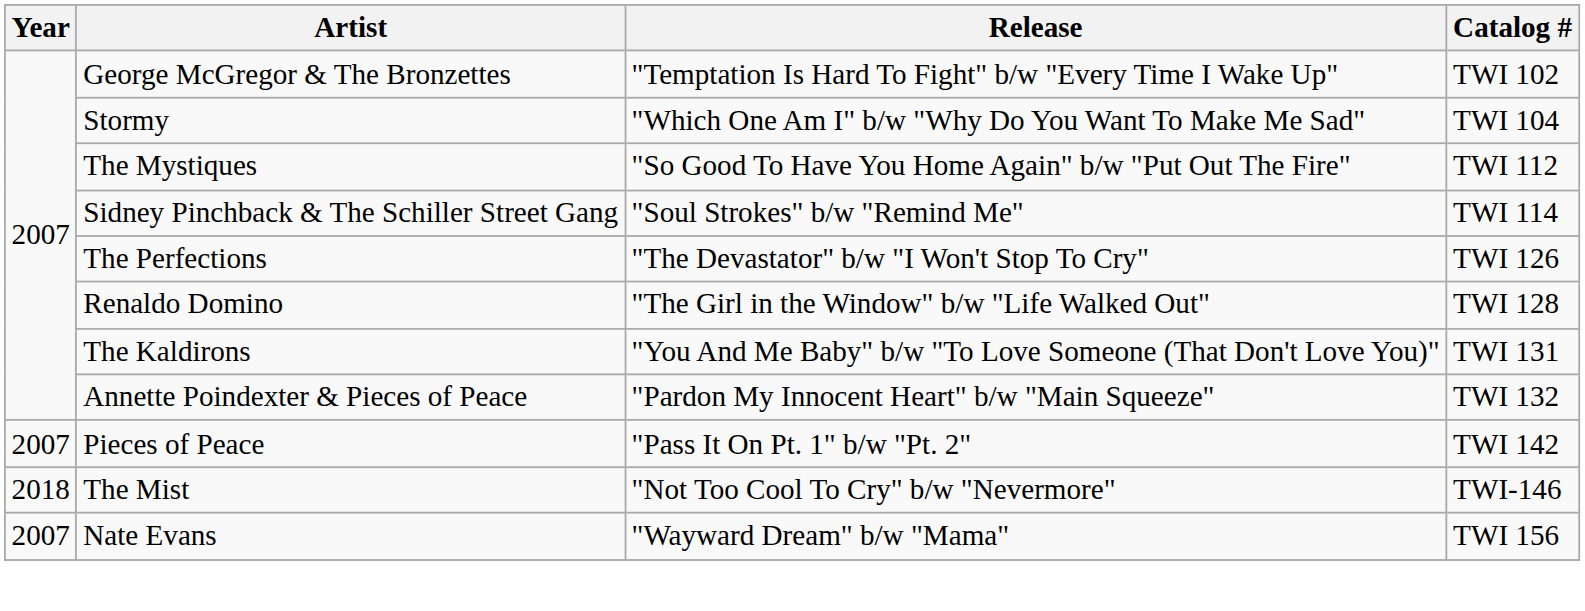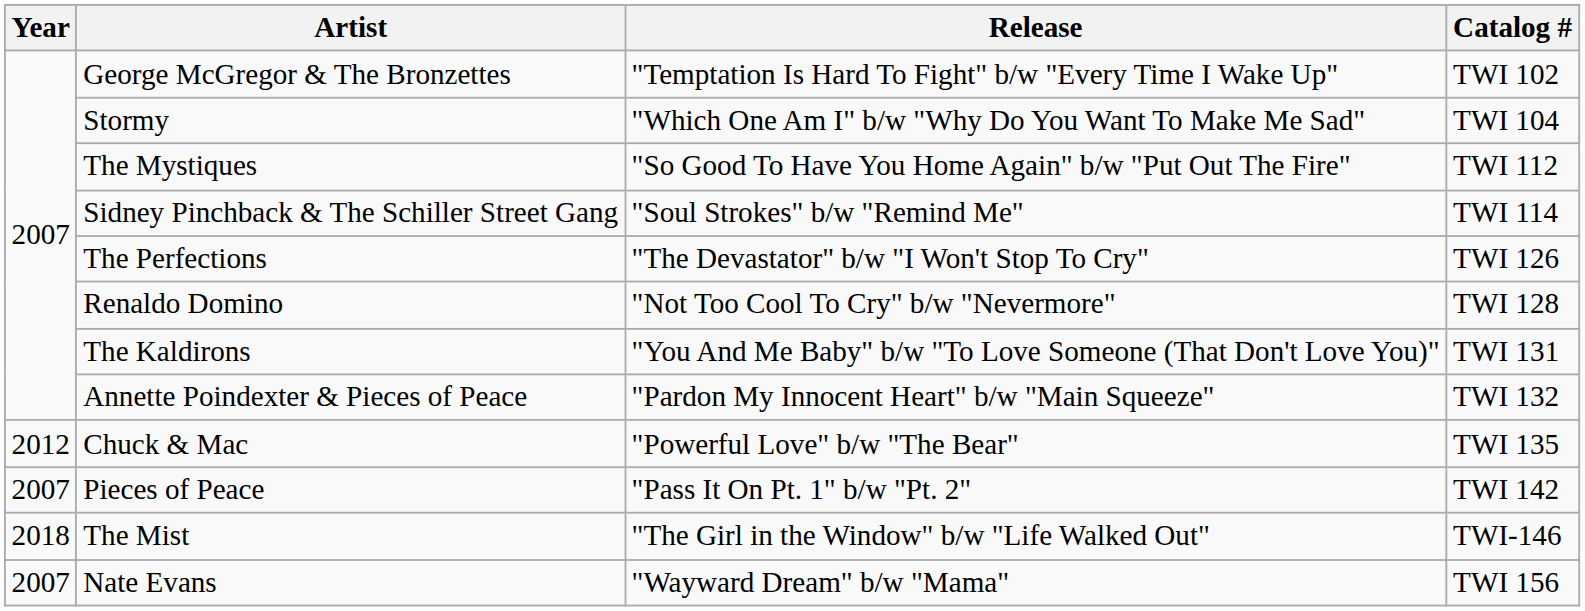(921, 304) "The Girl in the Window" b/w "Life Walked Out" -> (874, 304) "Not Too Cool To Cry" b/w "Nevermore"
+ row: (166, 443)
(874, 489) "Not Too Cool To Cry" b/w "Nevermore" -> (921, 535) "The Girl in the Window" b/w "Life Walked Out"
